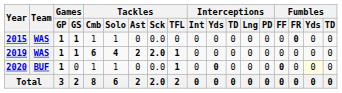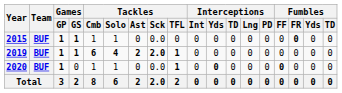(41, 39) WAS -> (41, 39) BUF
(41, 53) WAS -> (41, 53) BUF
(313, 67) lightyellow background -> (313, 67) no background
